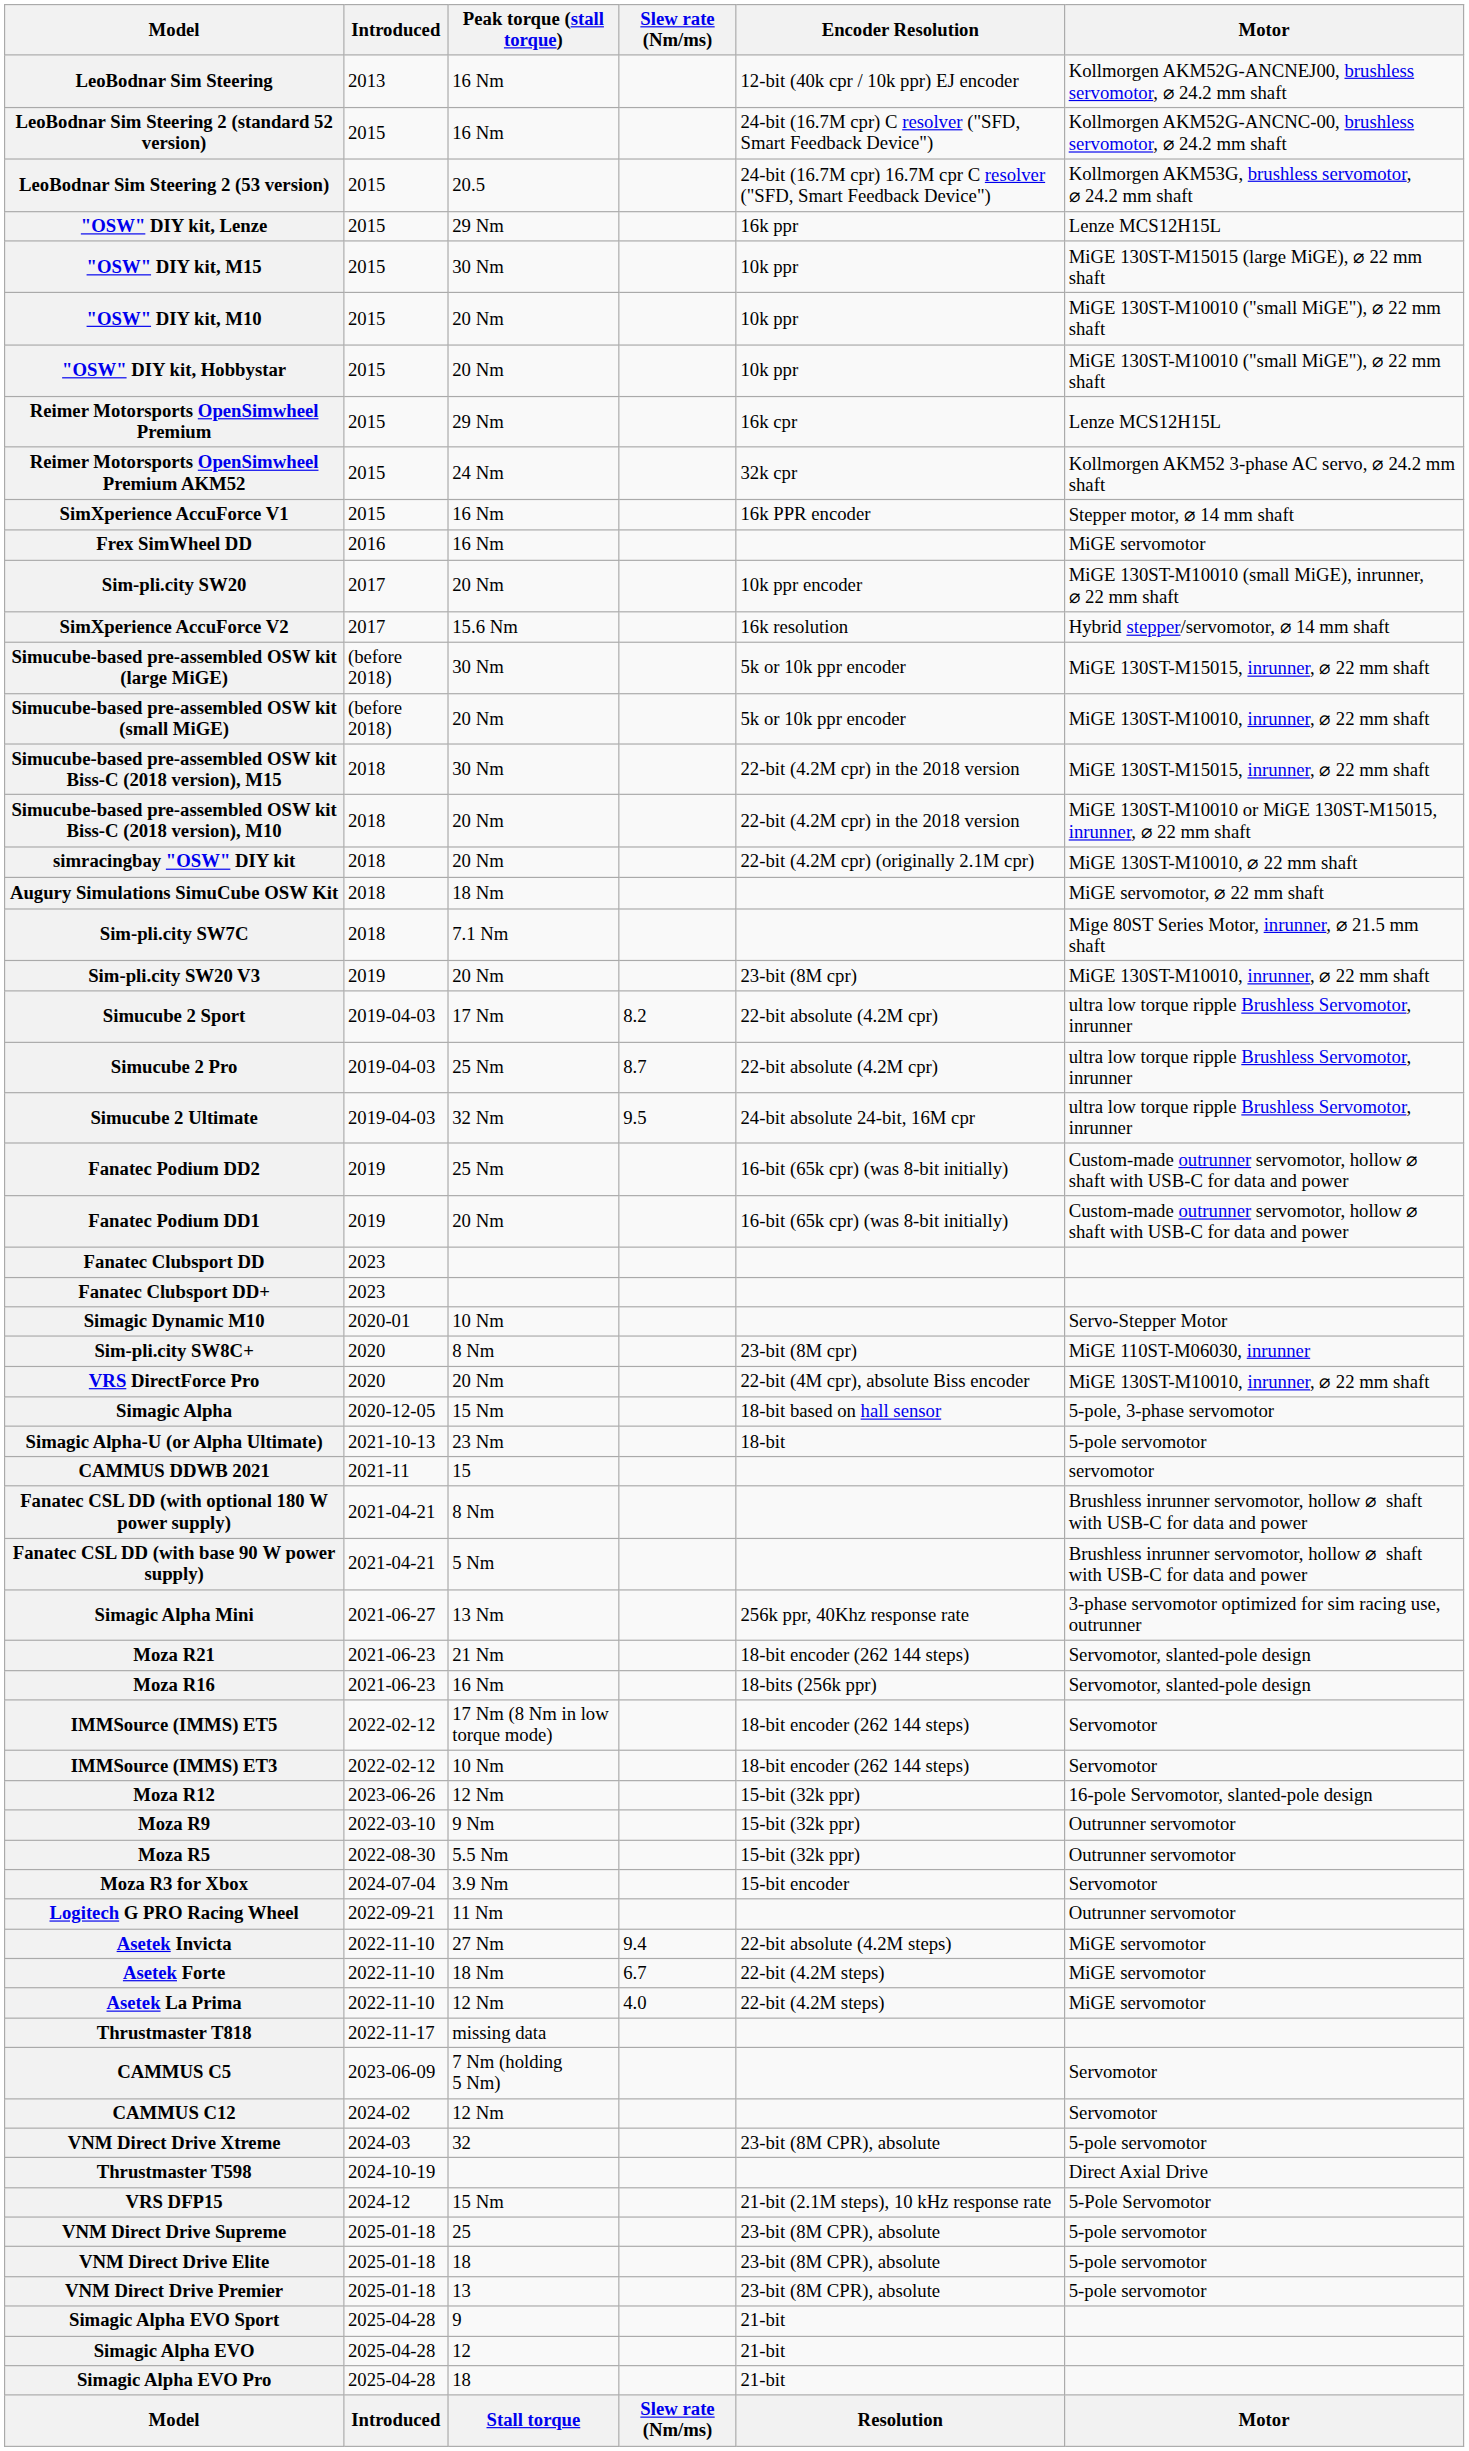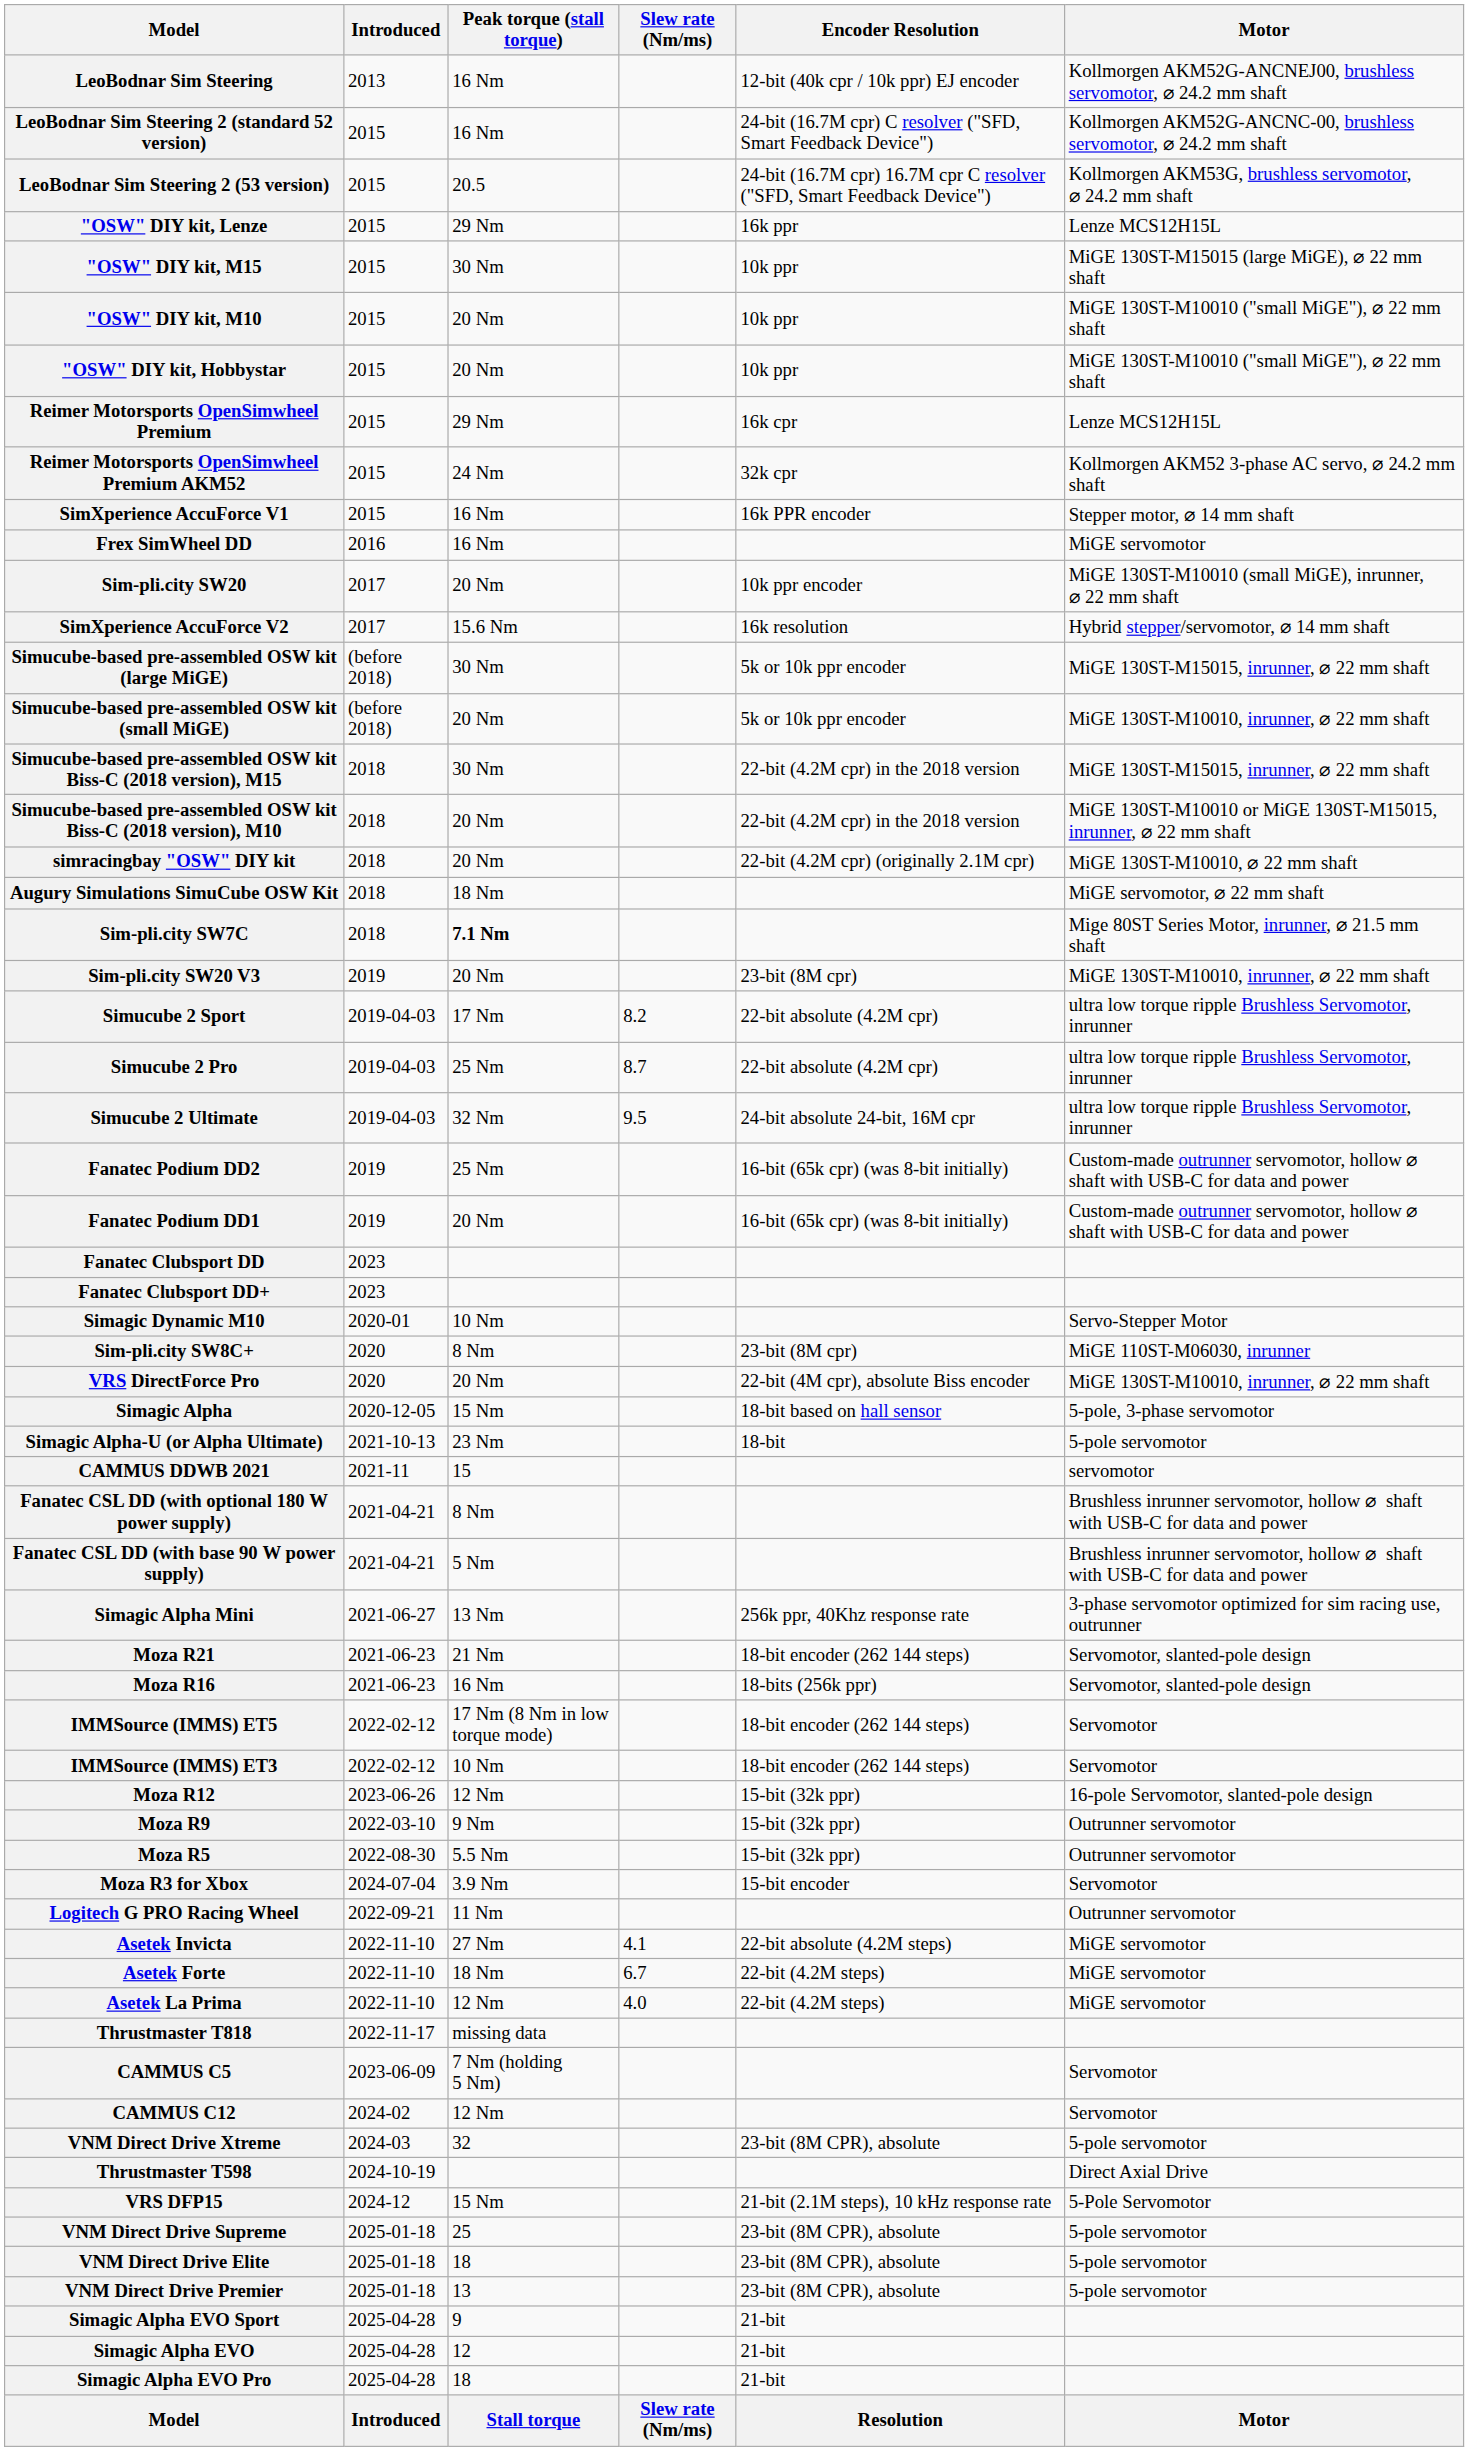(480, 934) normal -> (481, 934) bold
(635, 1943) 9.4 -> (635, 1943) 4.1
